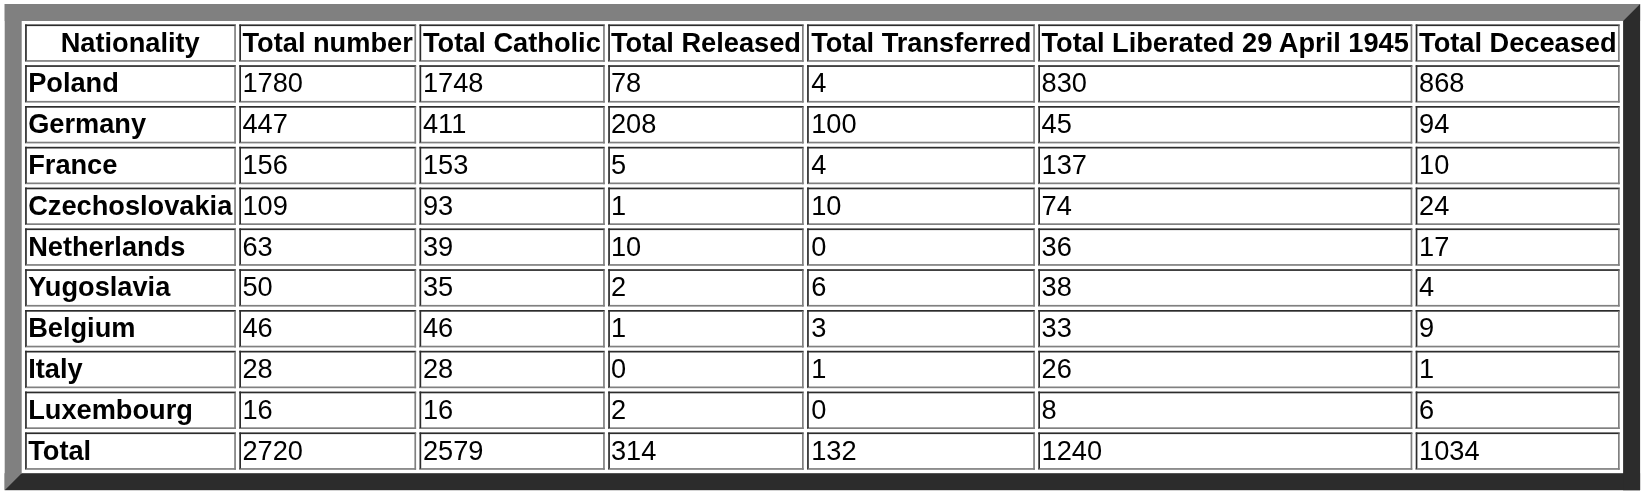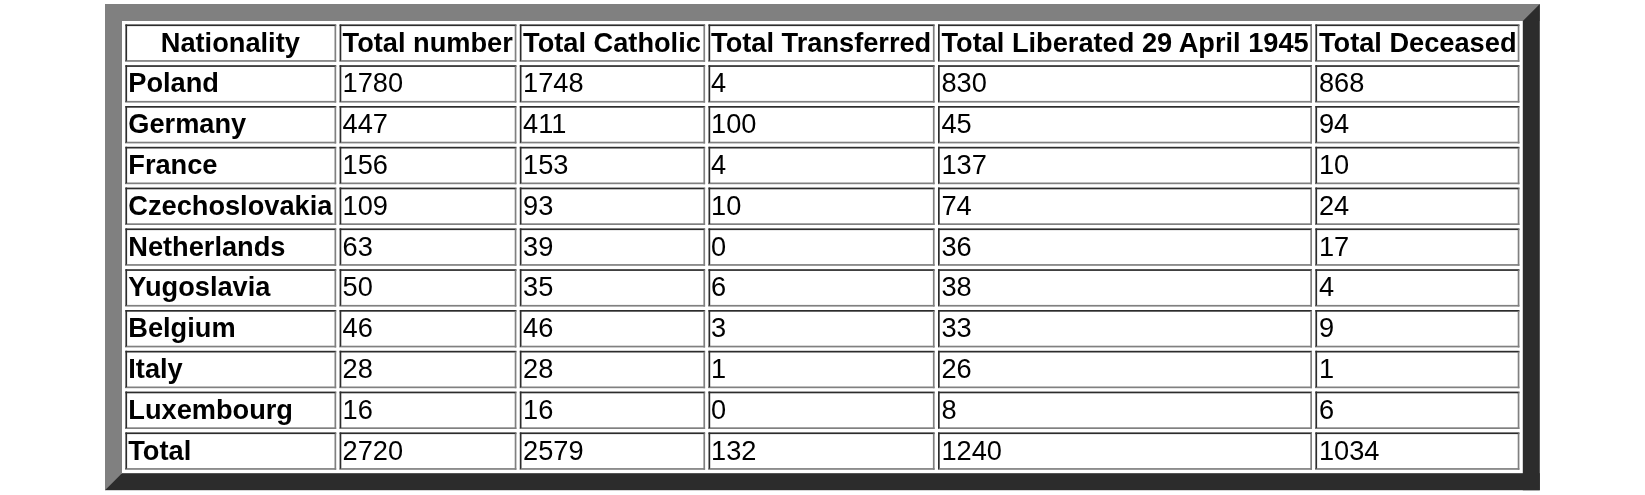- column: (706, 42)
